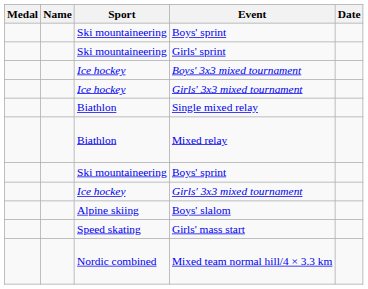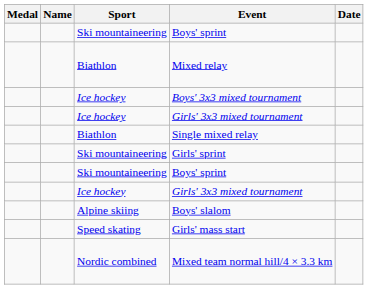rows swapped: (97, 140) <-> (122, 51)
